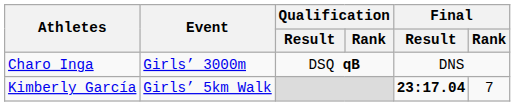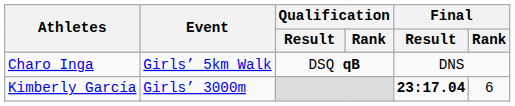(195, 64) Girls’ 3000m -> (208, 64) Girls’ 5km Walk
(208, 88) Girls’ 5km Walk -> (195, 88) Girls’ 3000m
(489, 88) 7 -> (489, 88) 6
